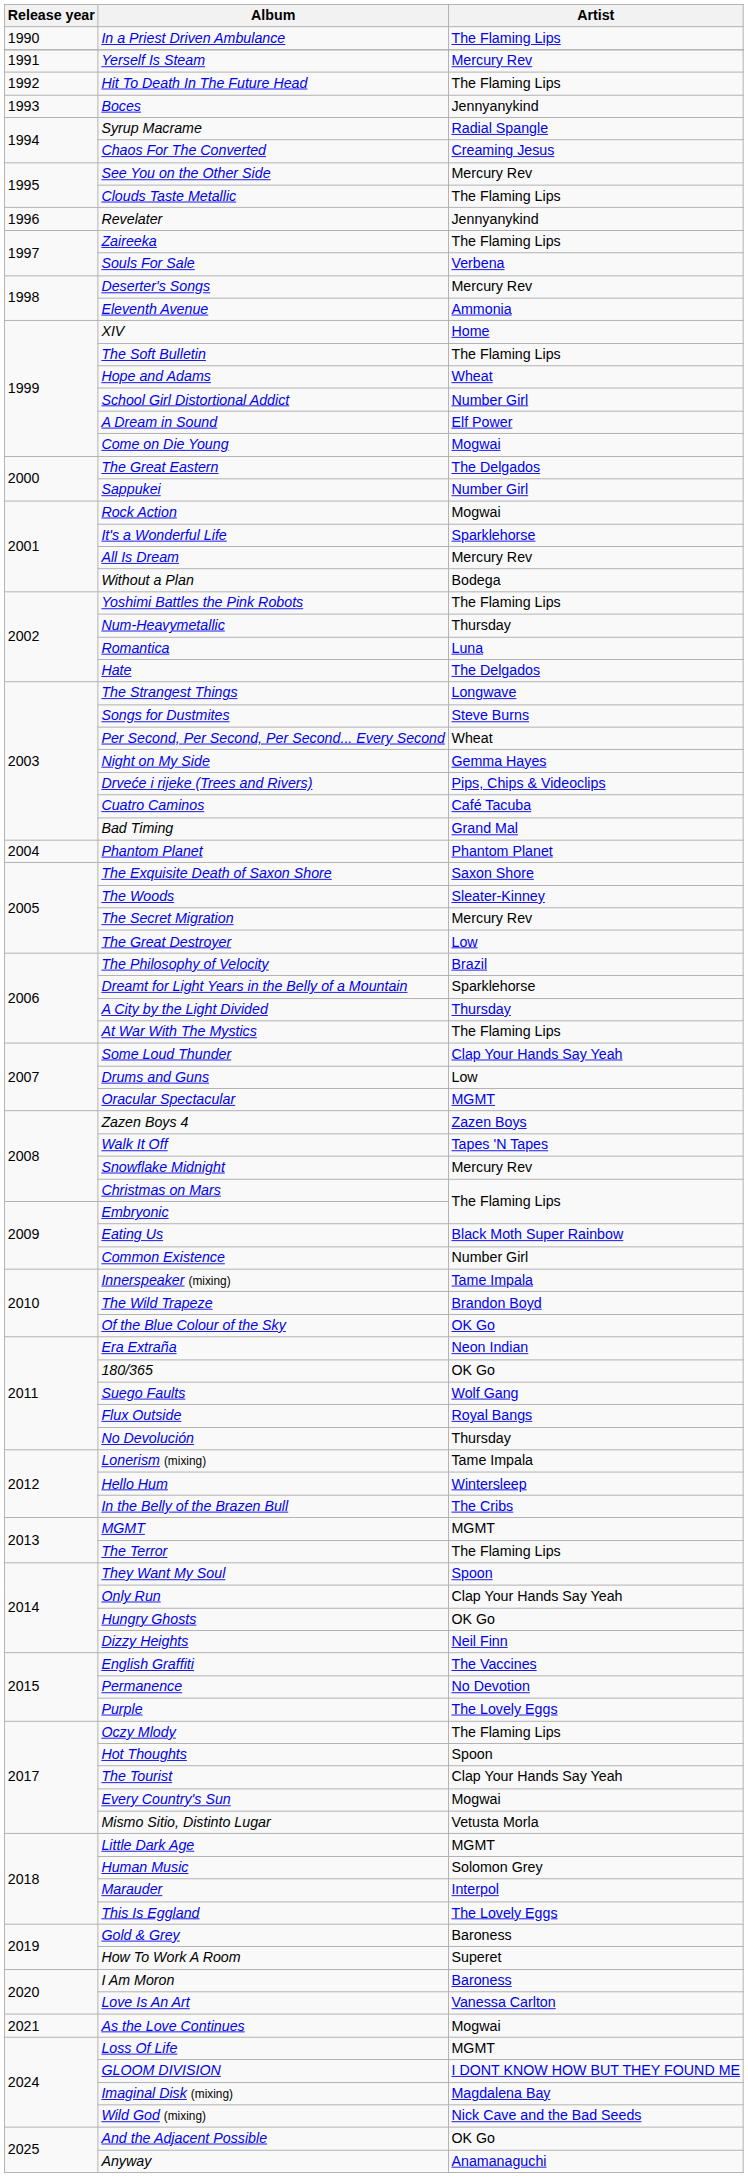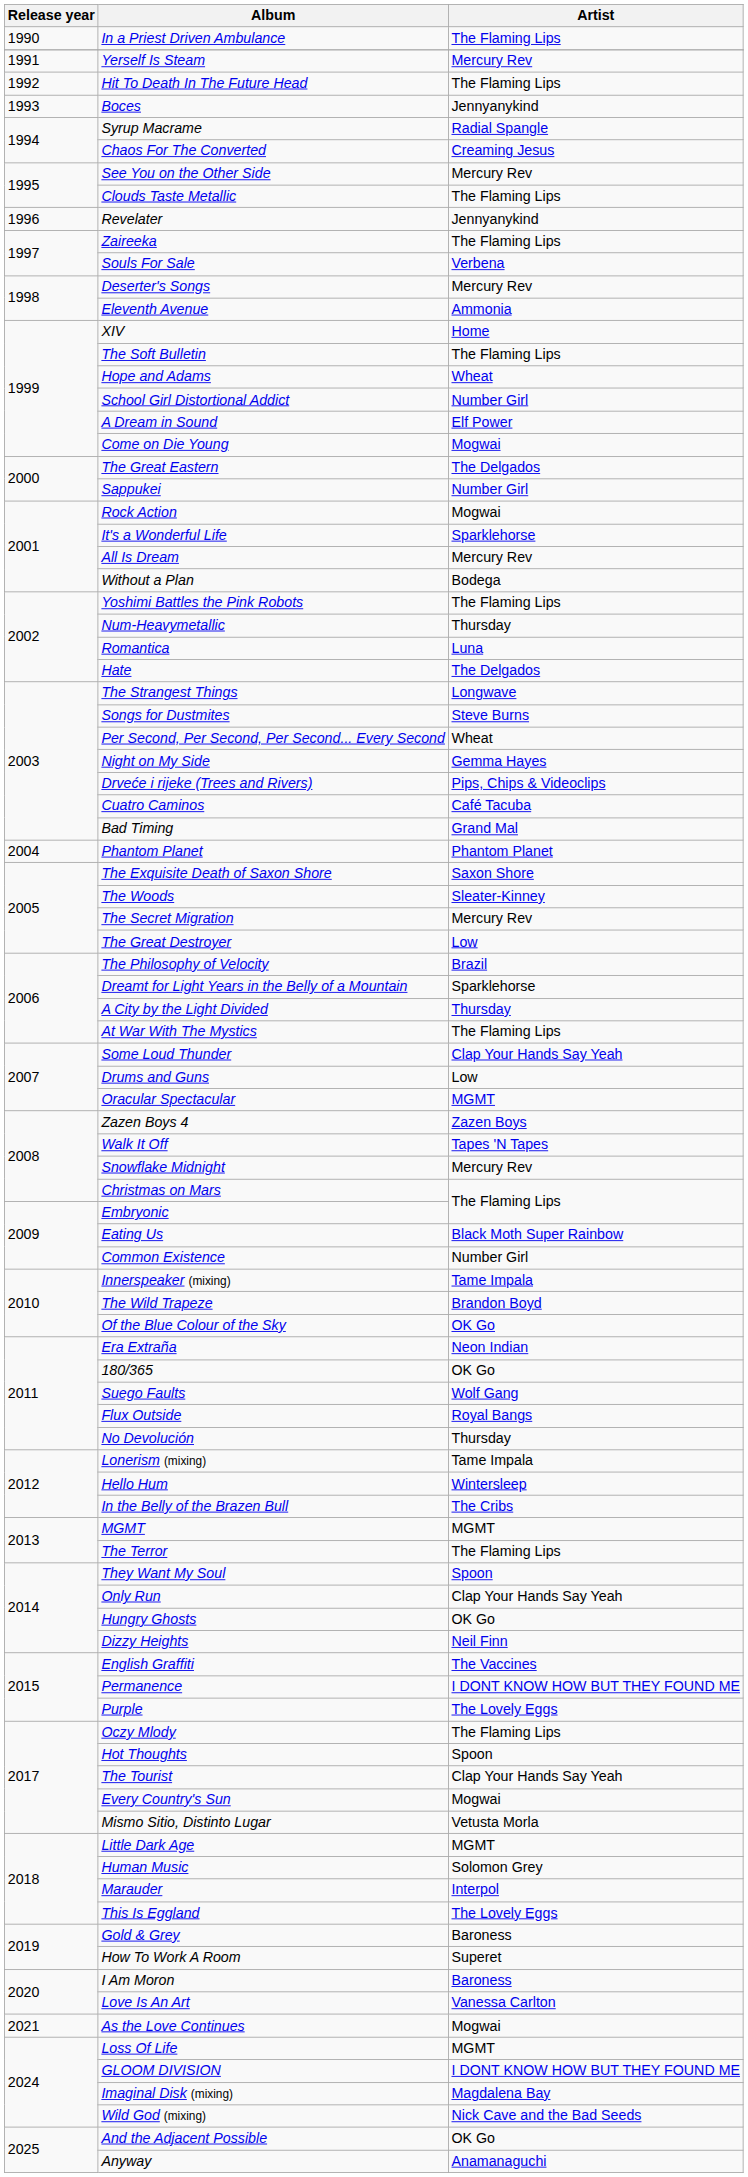(491, 1686) No Devotion -> (596, 1686) I DONT KNOW HOW BUT THEY FOUND ME
